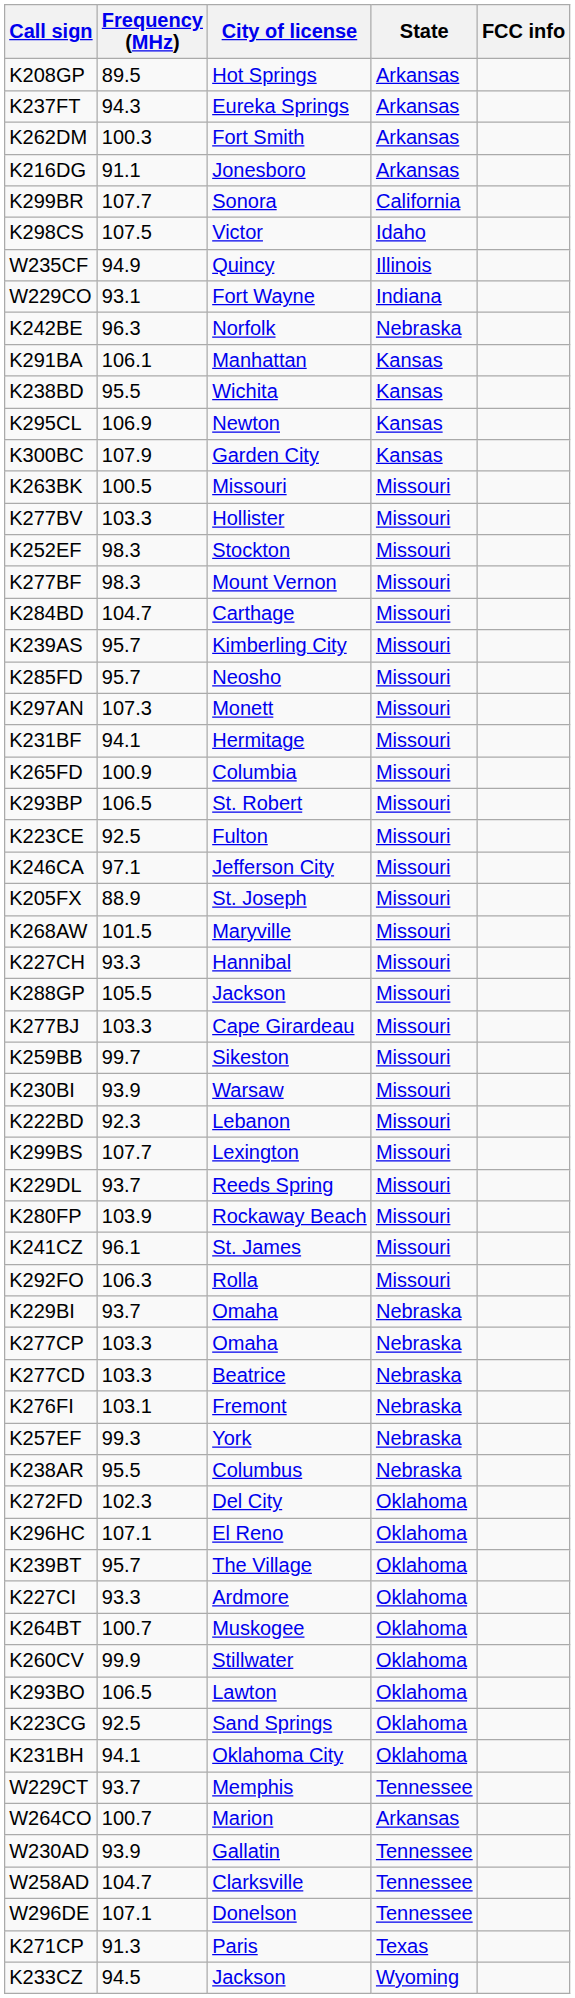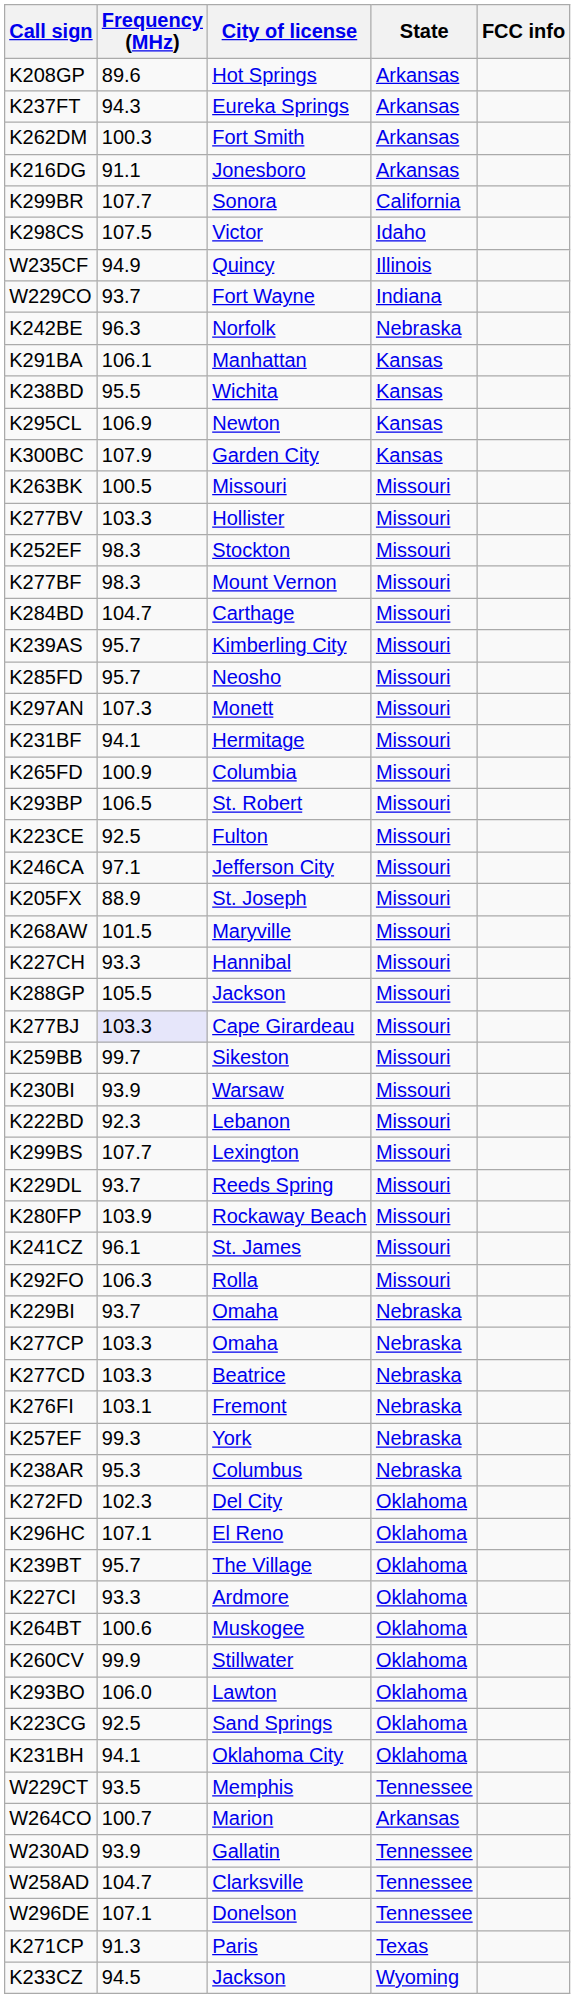(121, 74) 89.5 -> (121, 74) 89.6
(121, 296) 93.1 -> (121, 296) 93.7
(127, 1026) no background -> (127, 1026) lavender background
(121, 1470) 95.5 -> (121, 1470) 95.3
(127, 1628) 100.7 -> (127, 1628) 100.6
(127, 1692) 106.5 -> (127, 1692) 106.0
(121, 1787) 93.7 -> (121, 1787) 93.5
